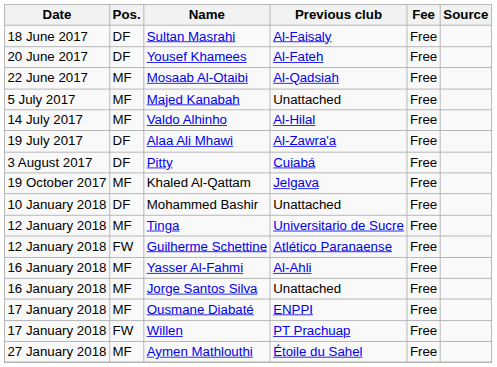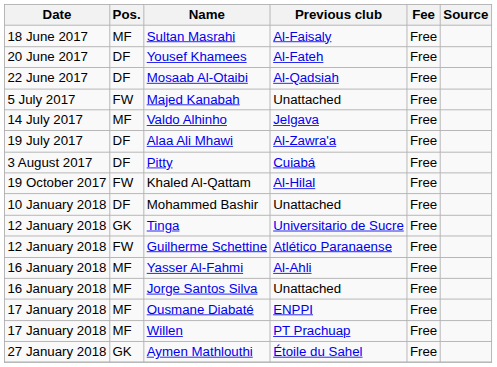(121, 36) DF -> (122, 36) MF
(122, 78) MF -> (121, 78) DF
(122, 99) MF -> (123, 99) FW
(294, 120) Al-Hilal -> (296, 120) Jelgava
(122, 183) MF -> (123, 183) FW
(296, 183) Jelgava -> (294, 183) Al-Hilal
(122, 225) MF -> (122, 225) GK
(123, 330) FW -> (122, 330) MF
(122, 352) MF -> (122, 352) GK
